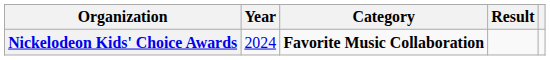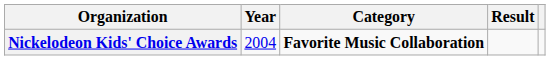(260, 42) 2024 -> (260, 42) 2004
